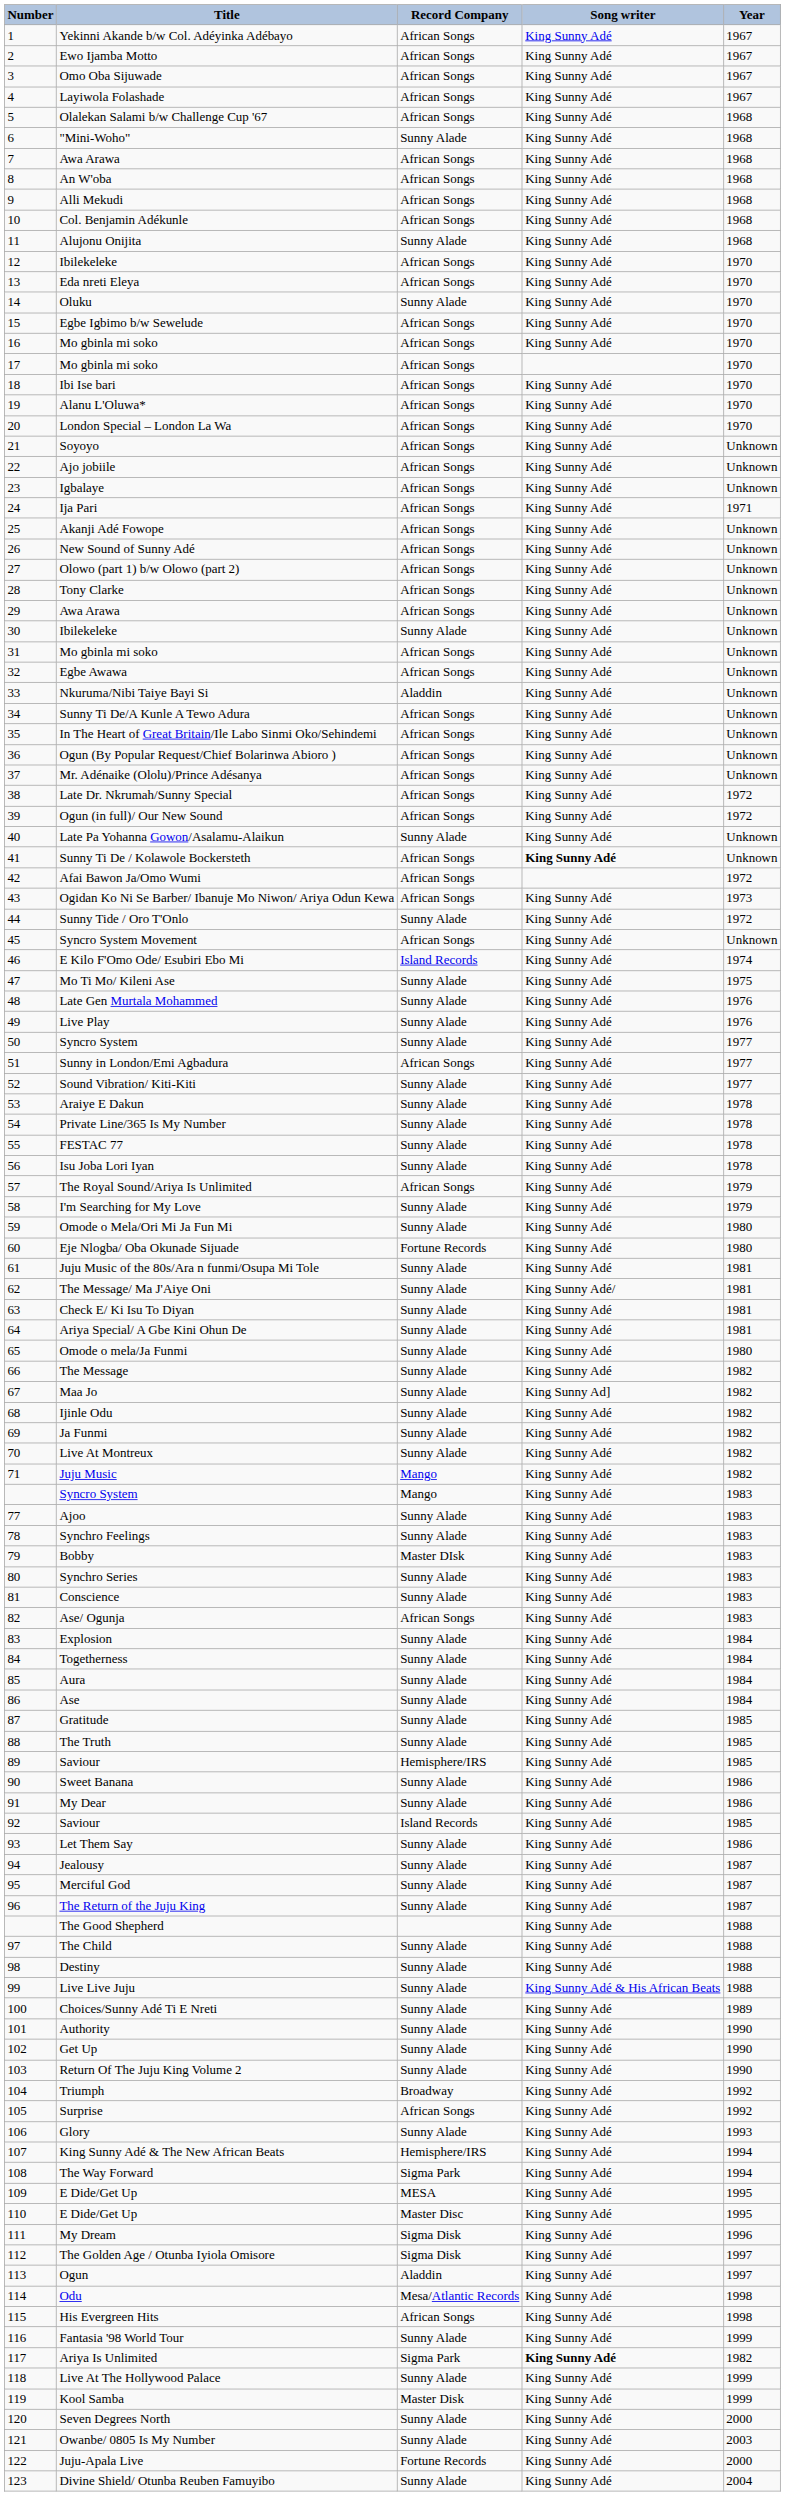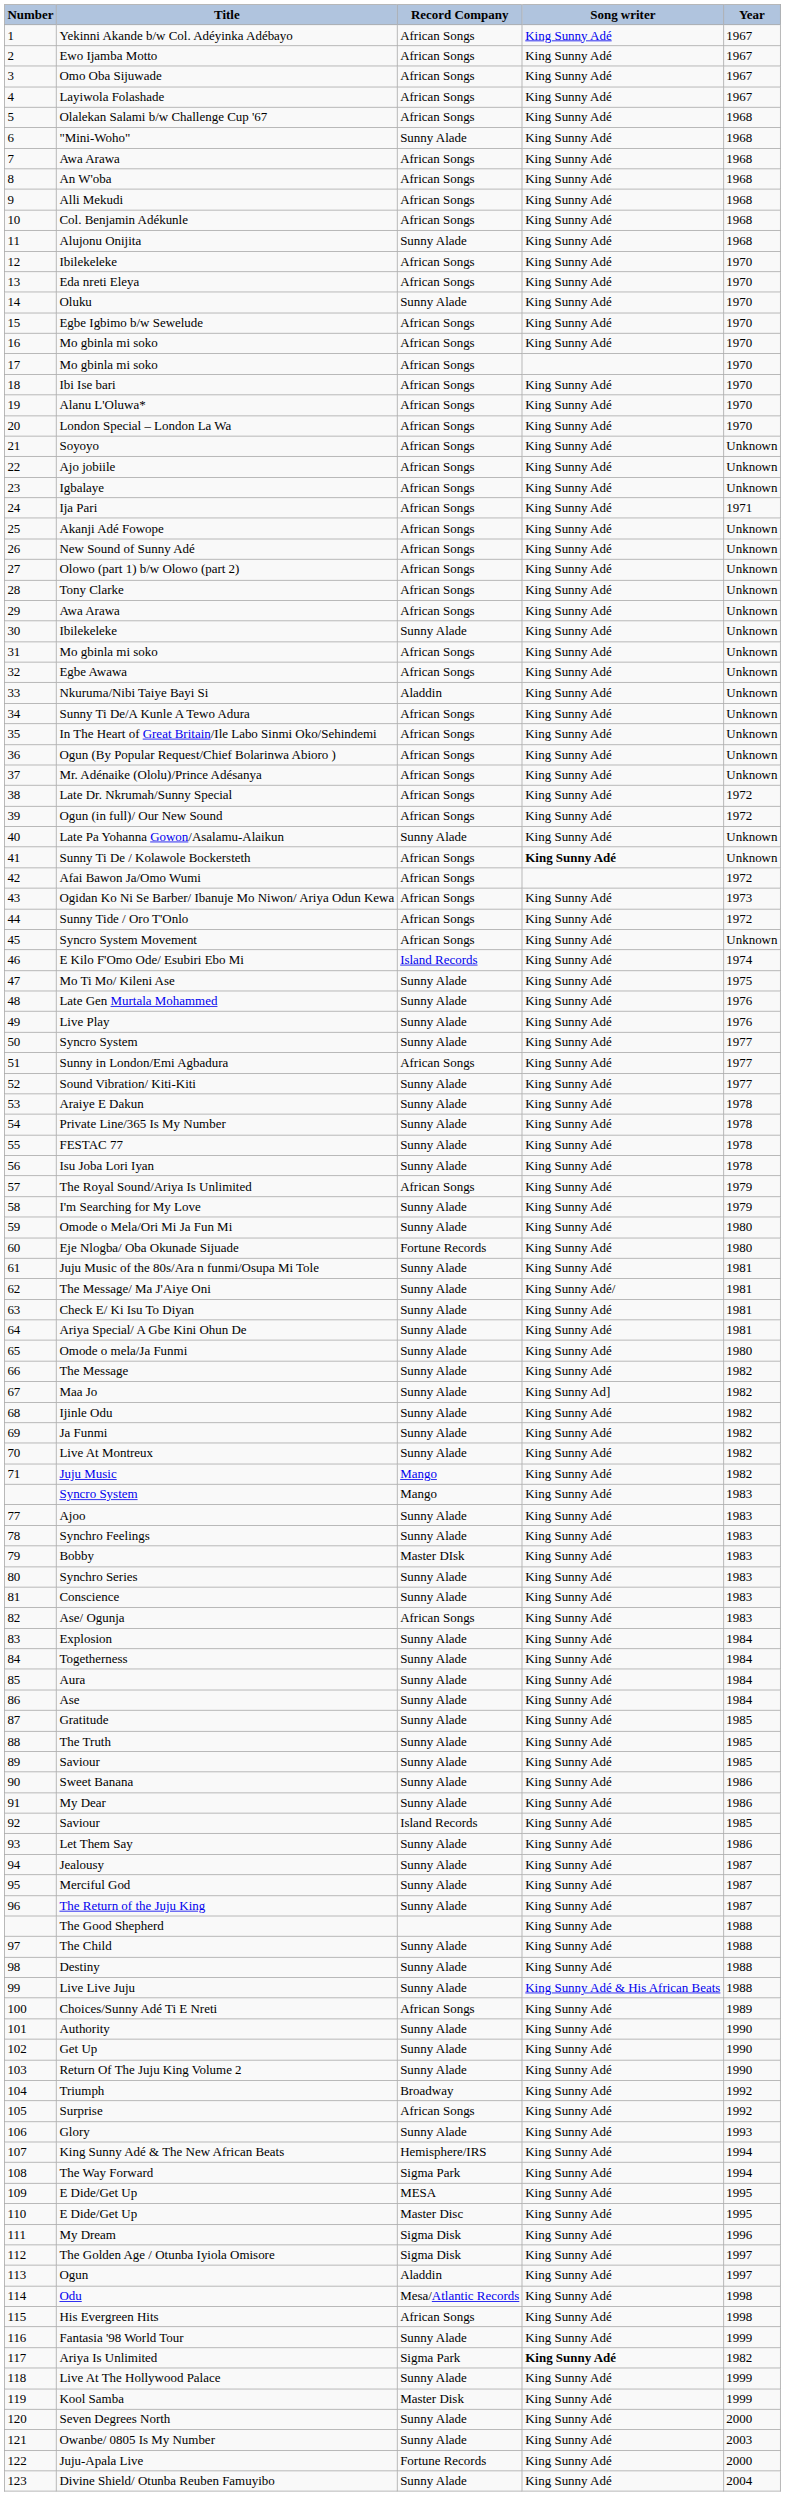(433, 919) Sunny Alade -> (437, 919) African Songs
(443, 1761) Hemisphere/IRS -> (433, 1761) Sunny Alade
(433, 2008) Sunny Alade -> (437, 2008) African Songs
